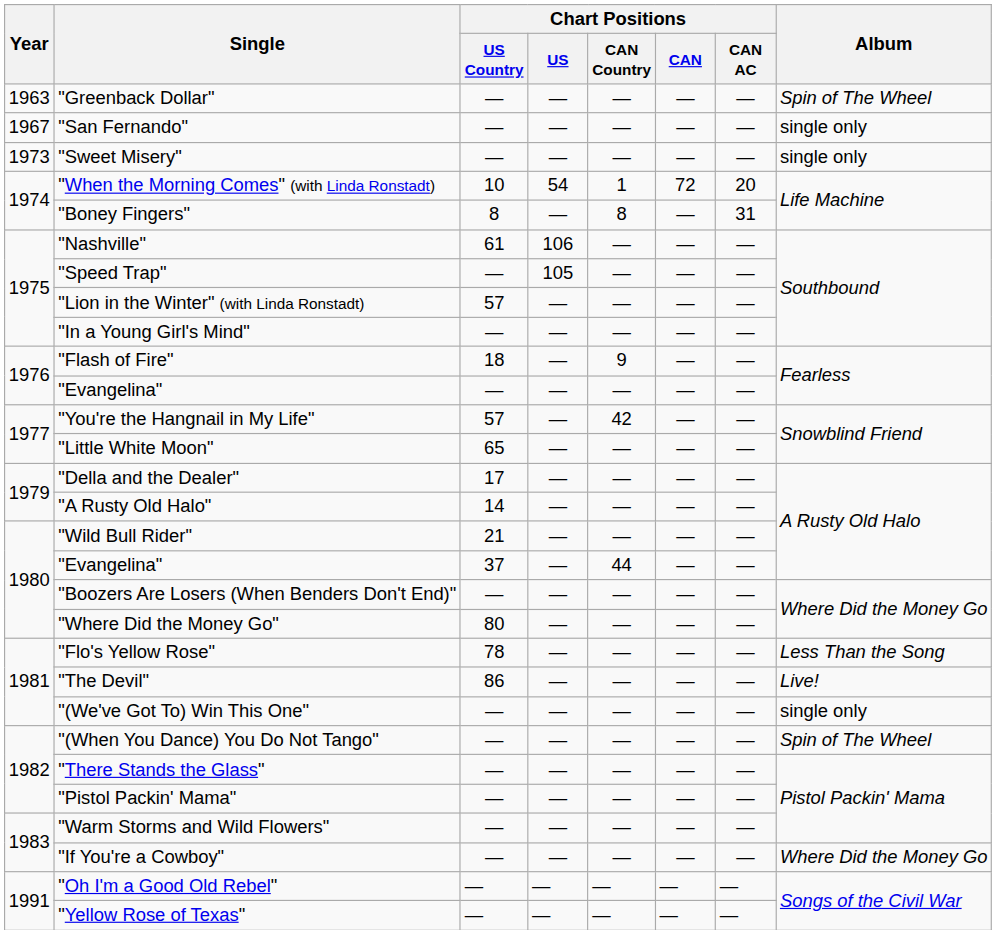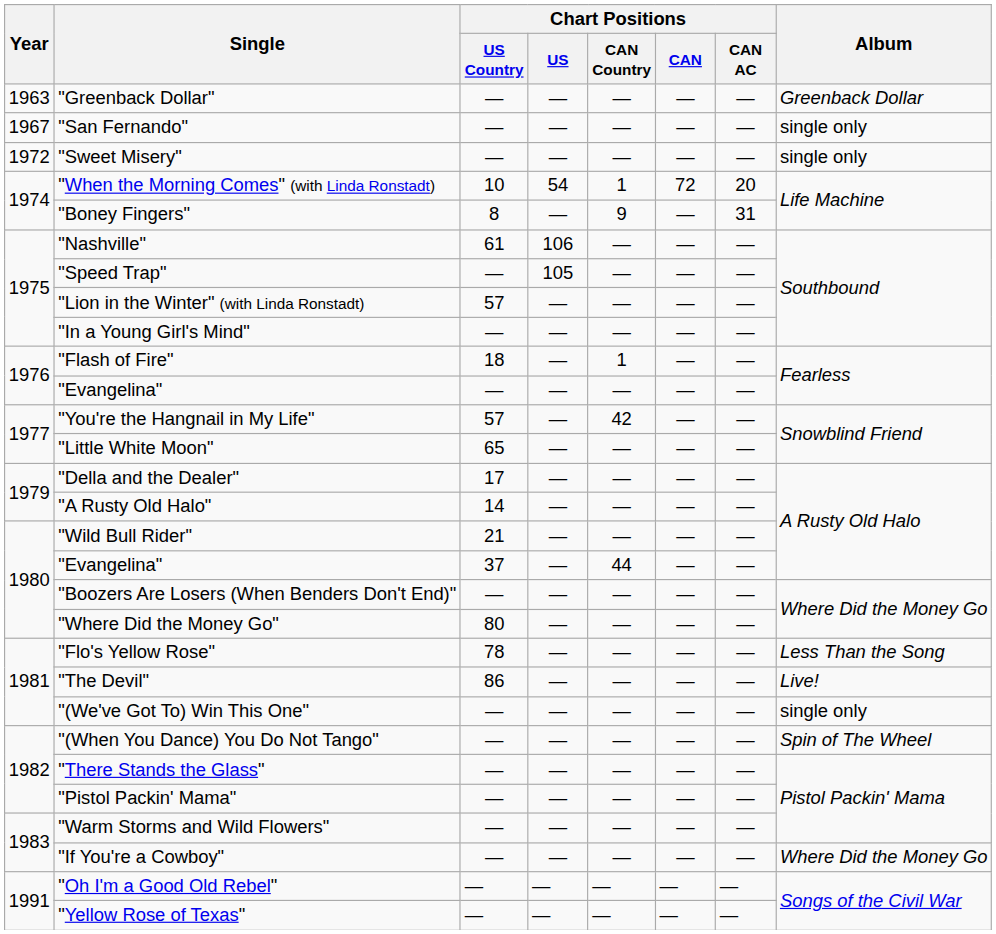(856, 98) Spin of The Wheel -> (852, 98) Greenback Dollar
(29, 156) 1973 -> (29, 156) 1972
(622, 214) 8 -> (622, 214) 9
(622, 360) 9 -> (622, 360) 1
